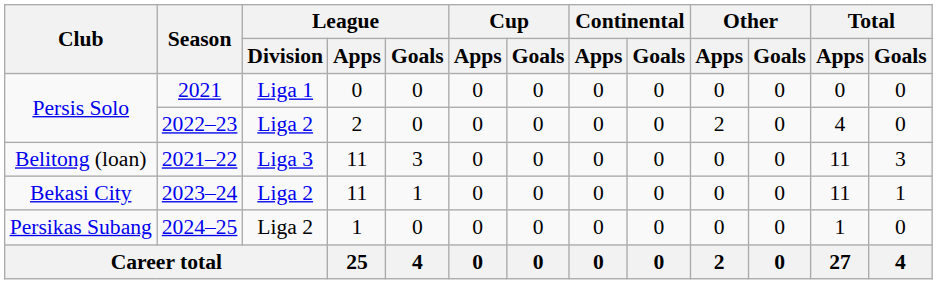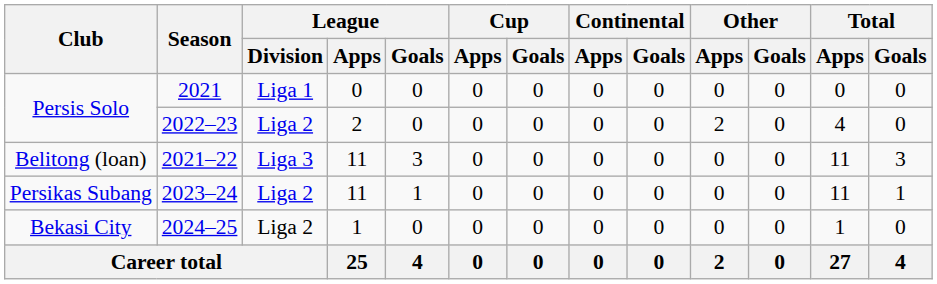(81, 192) Bekasi City -> (81, 192) Persikas Subang
(81, 227) Persikas Subang -> (81, 227) Bekasi City
